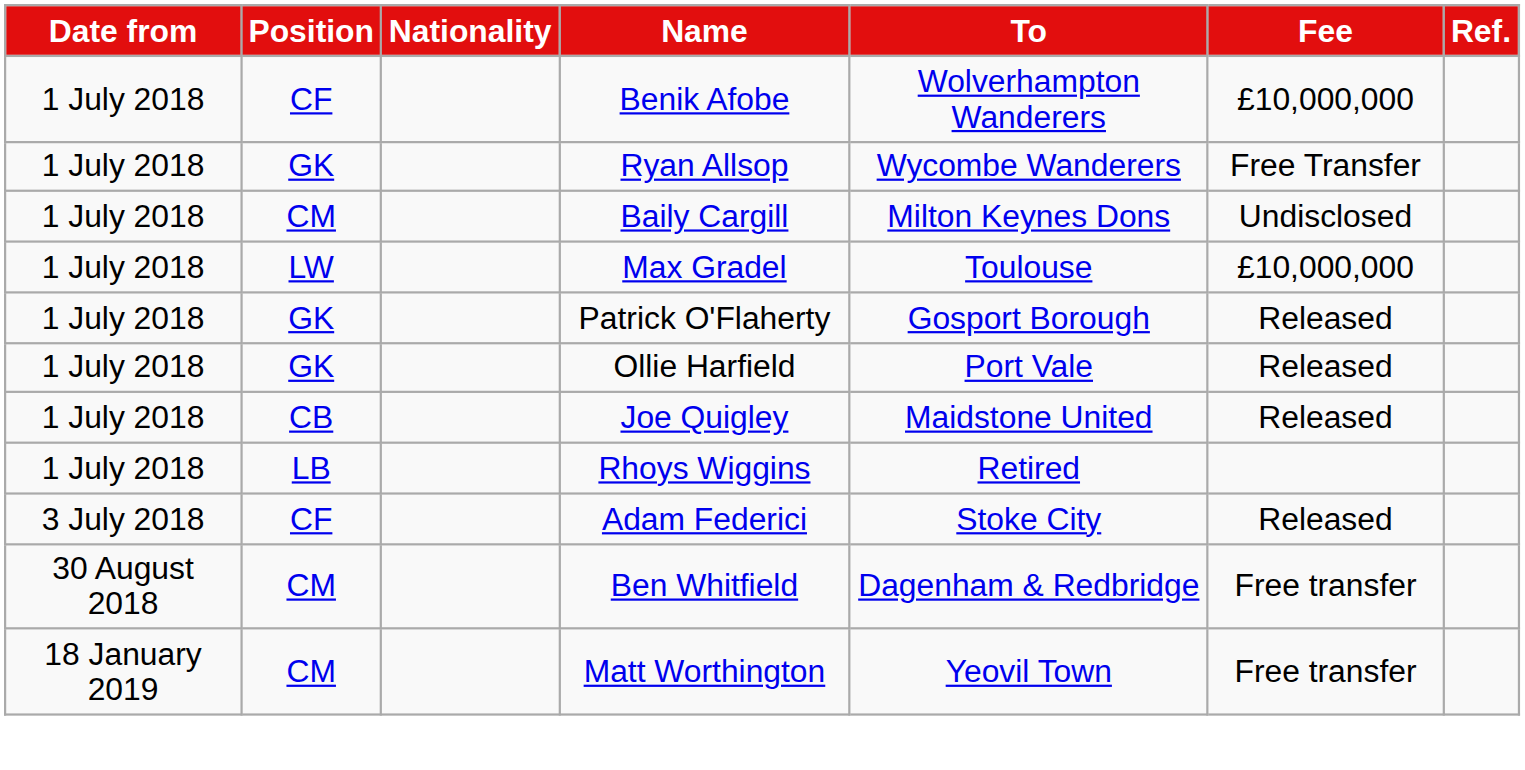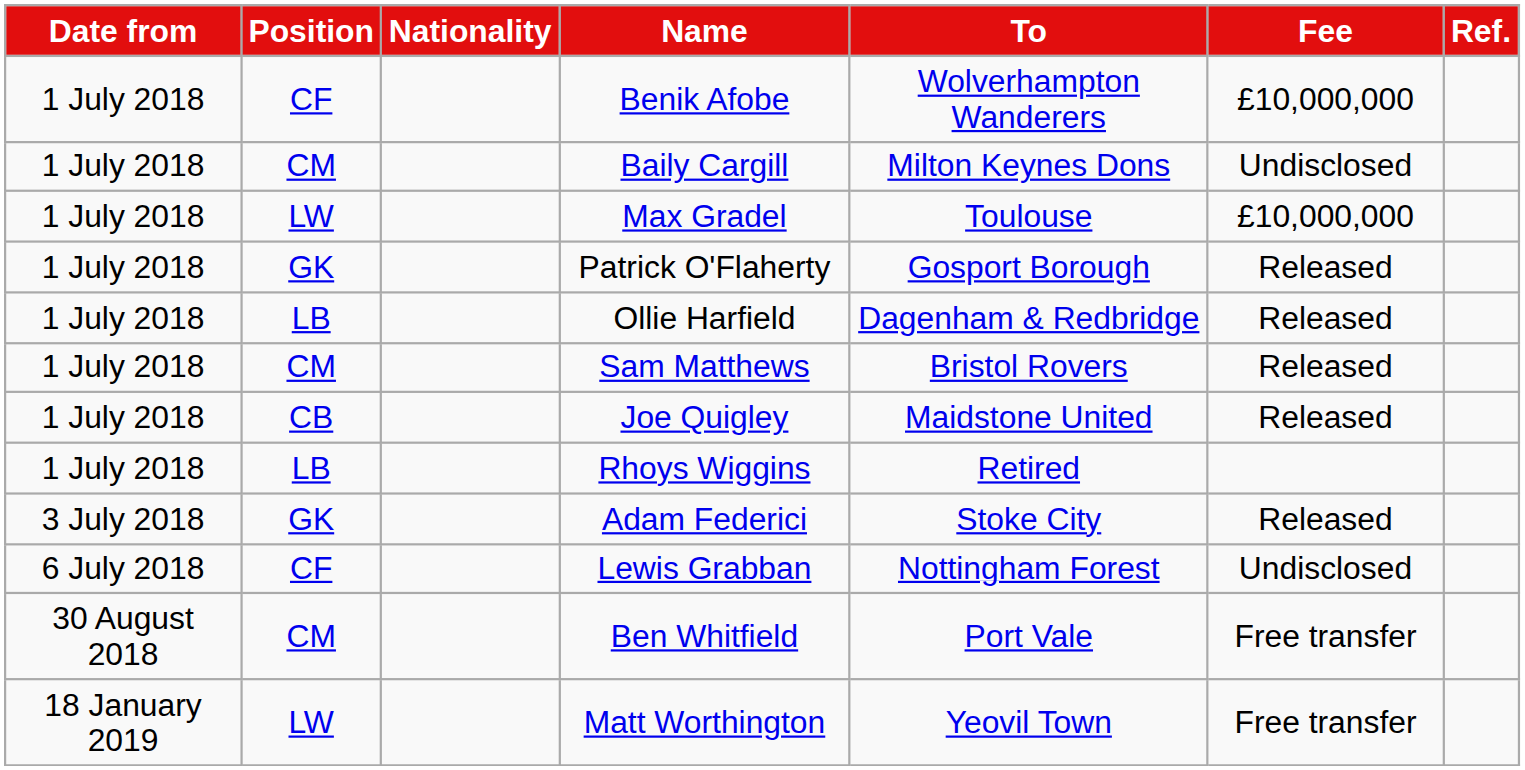- row: (704, 167)
(311, 368) GK -> (311, 317) LB
(1029, 368) Port Vale -> (1029, 317) Dagenham & Redbridge
+ row: (704, 368)
(311, 518) CF -> (311, 518) GK
+ row: (704, 569)
(1029, 586) Dagenham & Redbridge -> (1029, 637) Port Vale
(311, 672) CM -> (311, 722) LW
